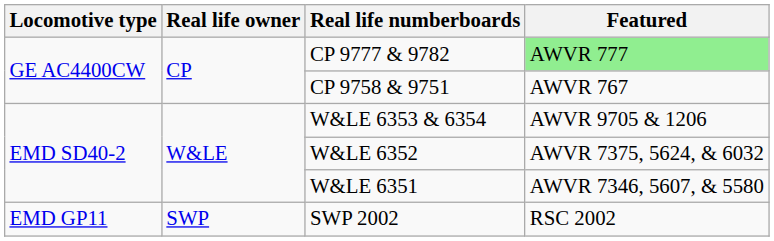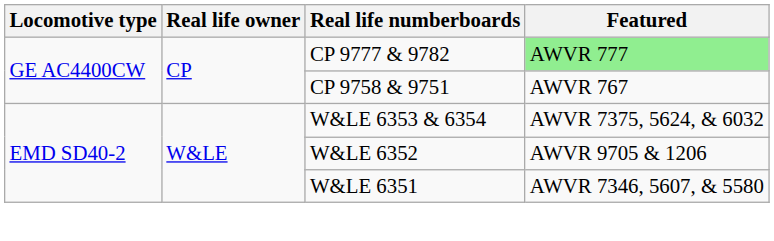(618, 119) AWVR 9705 & 1206 -> (647, 119) AWVR 7375, 5624, & 6032
(647, 152) AWVR 7375, 5624, & 6032 -> (618, 152) AWVR 9705 & 1206
- row: (354, 218)
